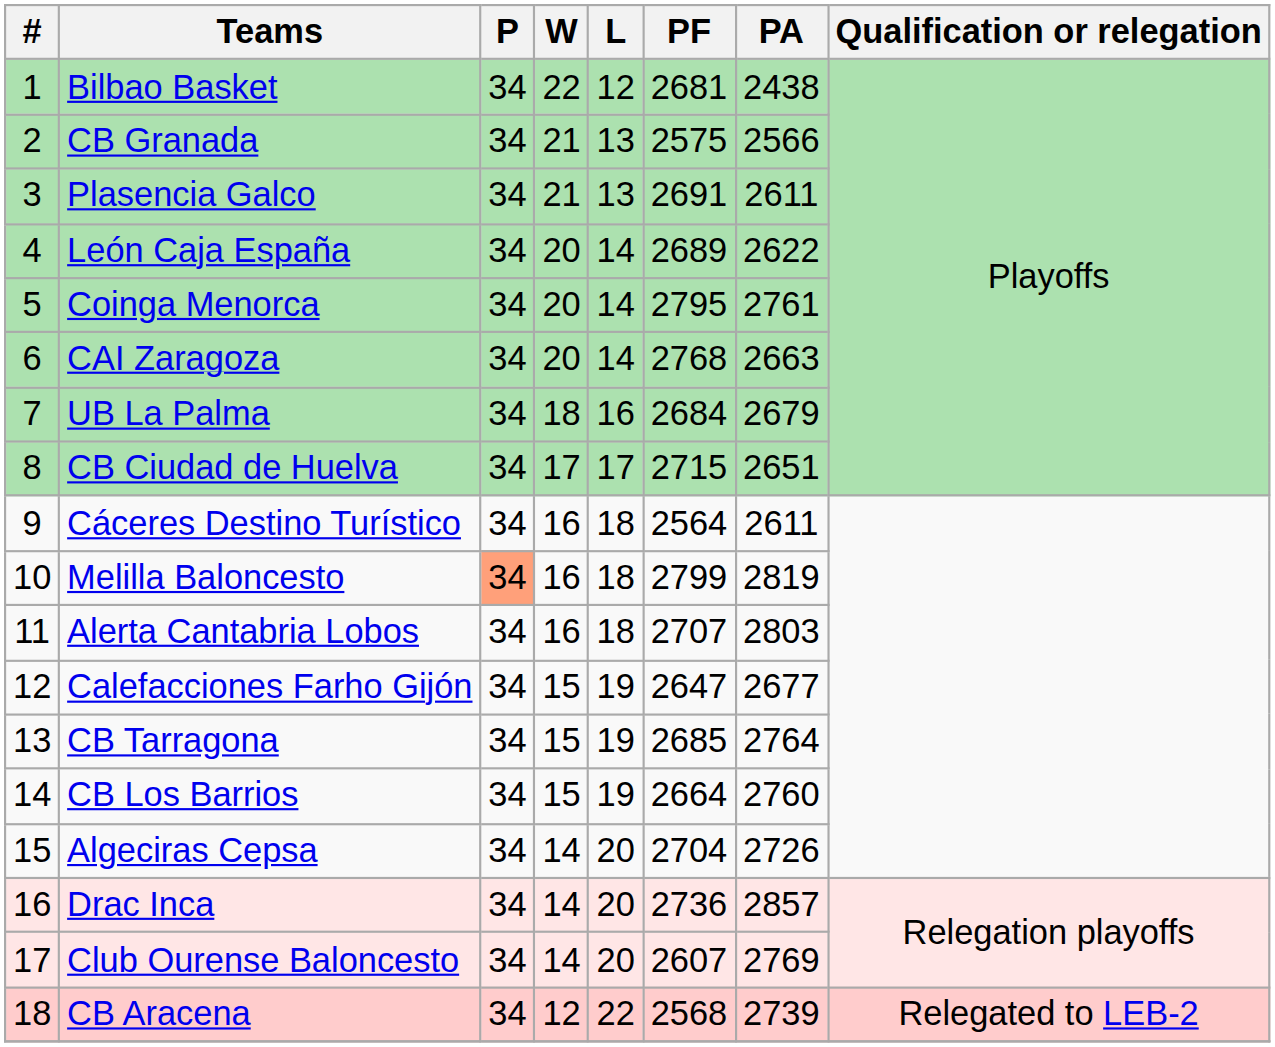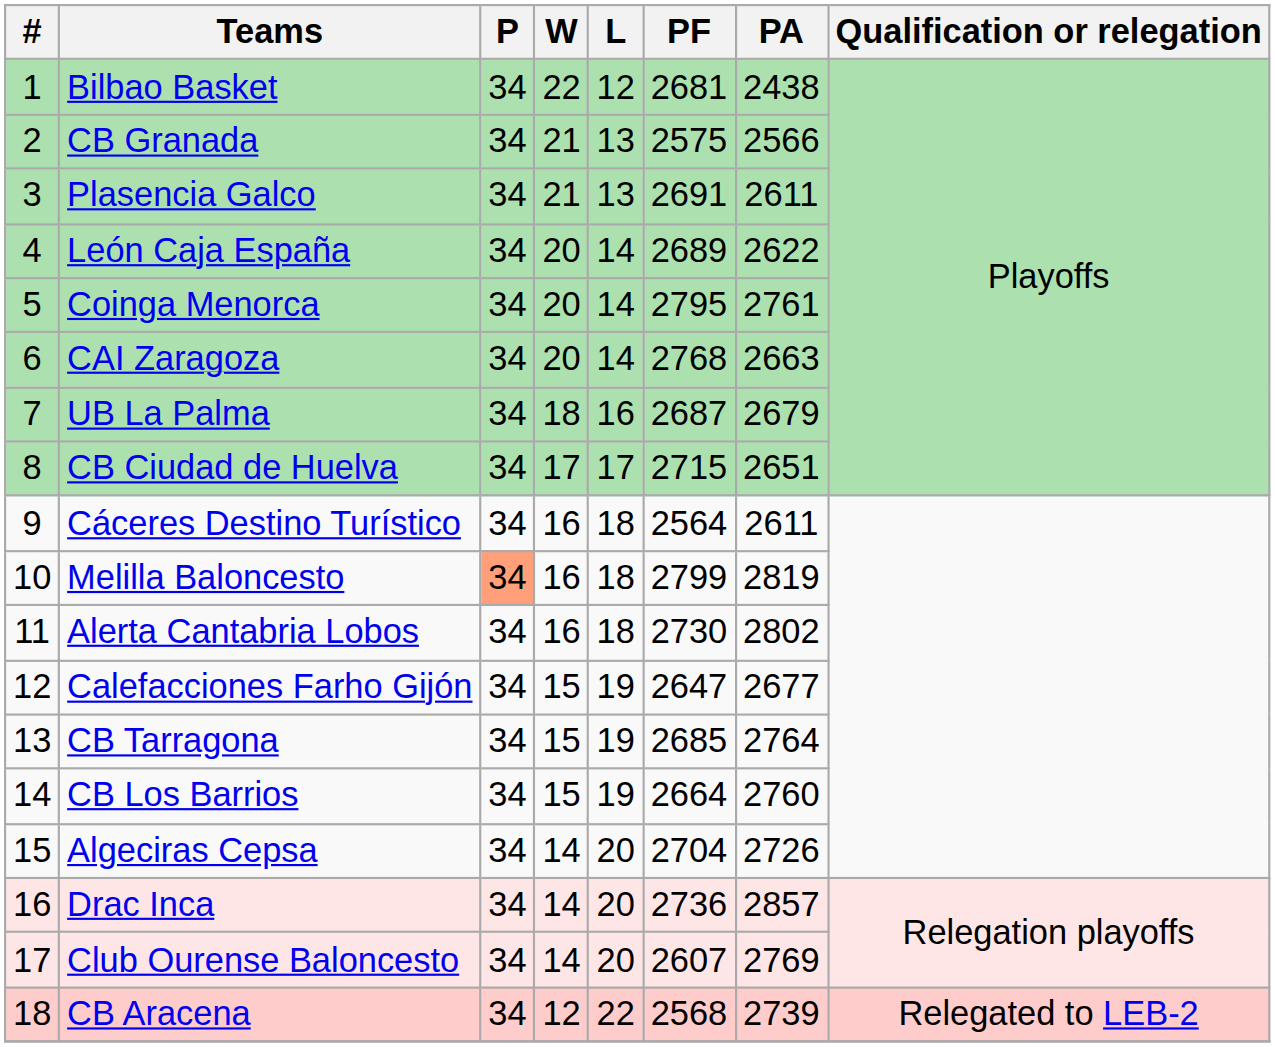(689, 413) 2684 -> (689, 413) 2687
(689, 631) 2707 -> (689, 631) 2730
(781, 631) 2803 -> (781, 631) 2802
